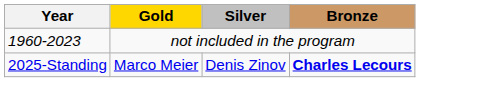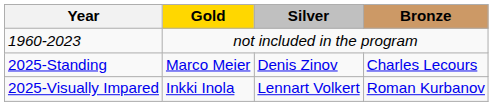(352, 64) bold -> (422, 64) normal
+ row: (83, 88)
